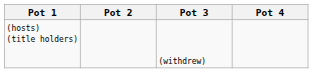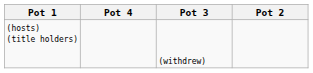columns swapped: (118, 12) <-> (270, 12)
